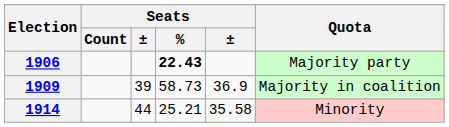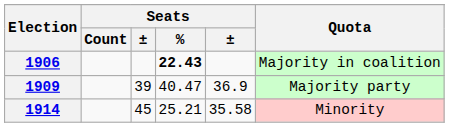(350, 63) Majority party -> (350, 63) Majority in coalition
(180, 87) 58.73 -> (180, 87) 40.47
(350, 87) Majority in coalition -> (350, 87) Majority party
(143, 110) 44 -> (143, 110) 45
